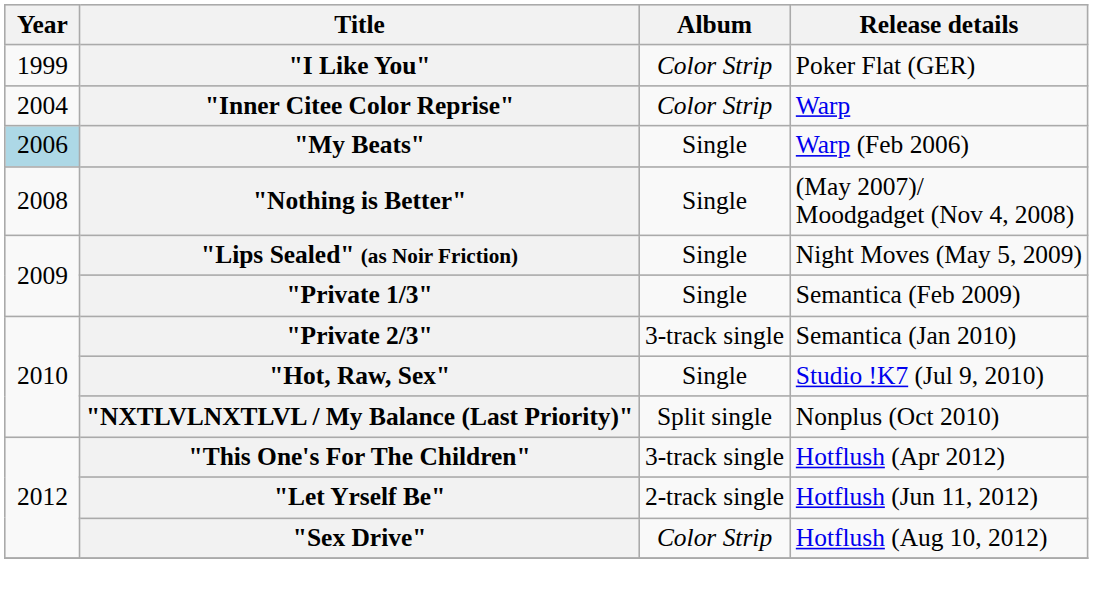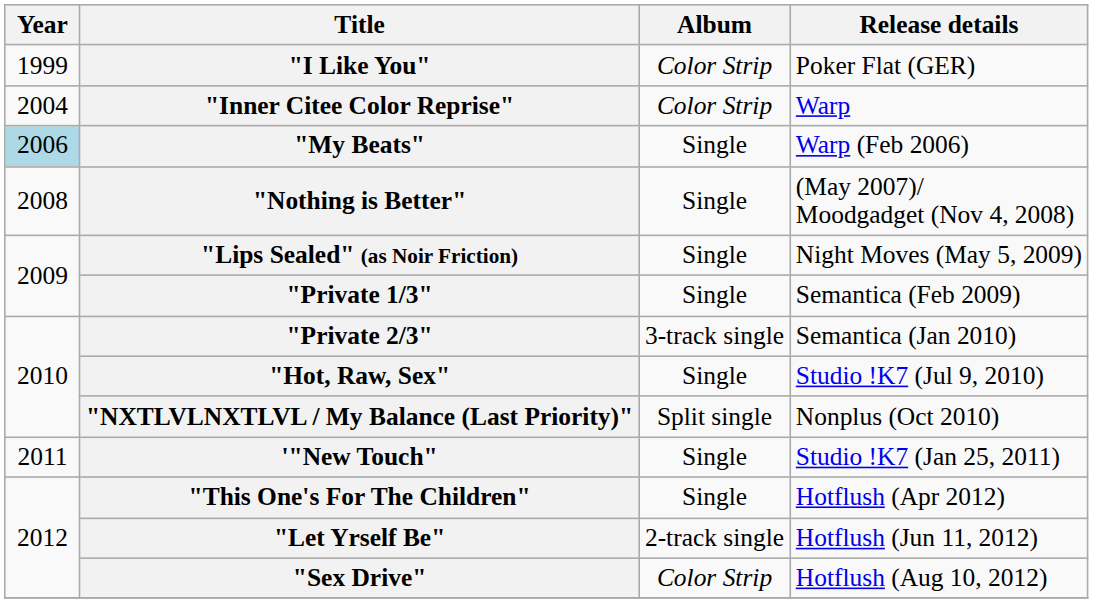+ row: (360, 456)
(715, 456) 3-track single -> (714, 497) Single
